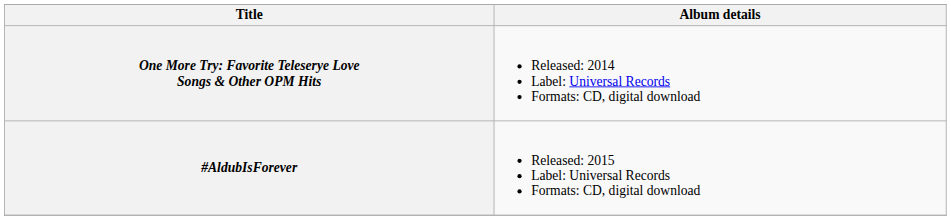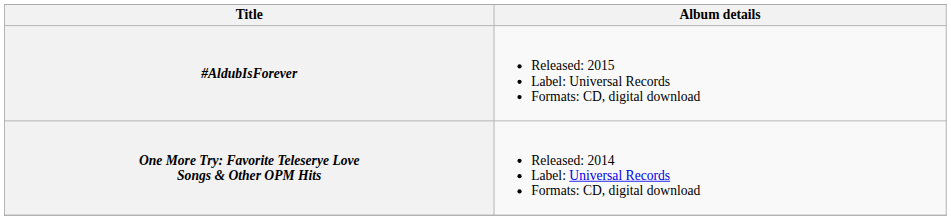rows swapped: (249, 73) <-> (249, 168)
